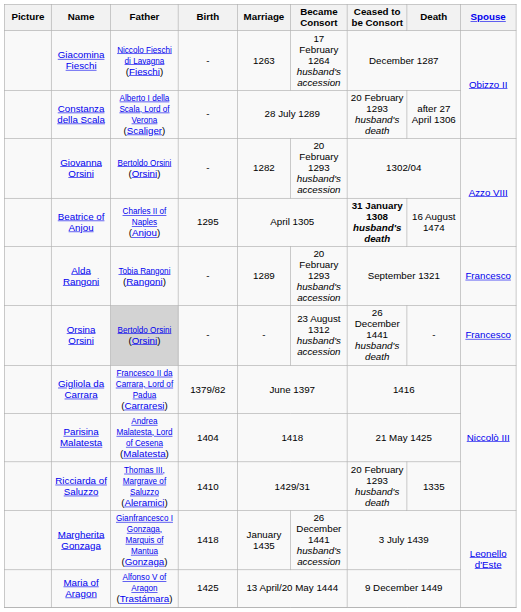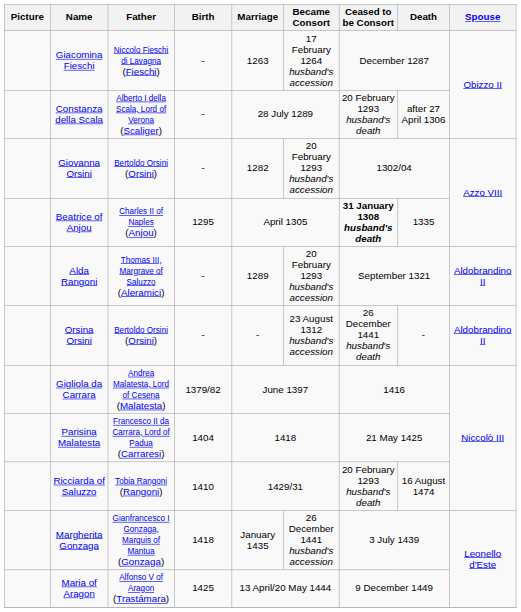(434, 222) 16 August 1474 -> (423, 222) 1335
(144, 276) Tobia Rangoni (Rangoni) -> (141, 276) Thomas III, Margrave of Saluzzo (Aleramici)
(488, 276) Francesco -> (483, 276) Aldobrandino II
(144, 336) lightgrey background -> (141, 336) no background
(488, 335) Francesco -> (483, 335) Aldobrandino II
(144, 390) Francesco II da Carrara, Lord of Padua (Carraresi) -> (141, 390) Andrea Malatesta, Lord of Cesena (Malatesta)
(144, 438) Andrea Malatesta, Lord of Cesena (Malatesta) -> (141, 438) Francesco II da Carrara, Lord of Padua (Carraresi)
(144, 487) Thomas III, Margrave of Saluzzo (Aleramici) -> (141, 487) Tobia Rangoni (Rangoni)
(434, 486) 1335 -> (423, 486) 16 August 1474
